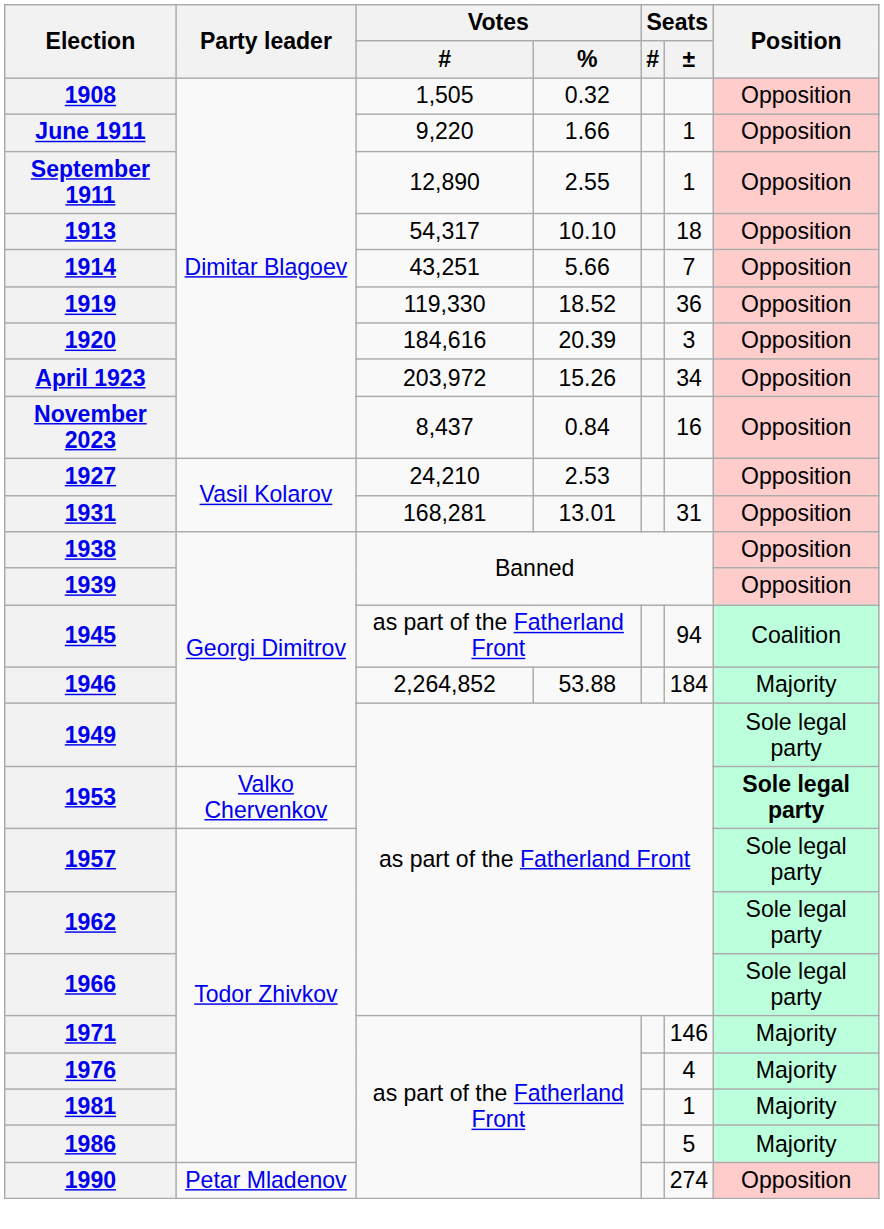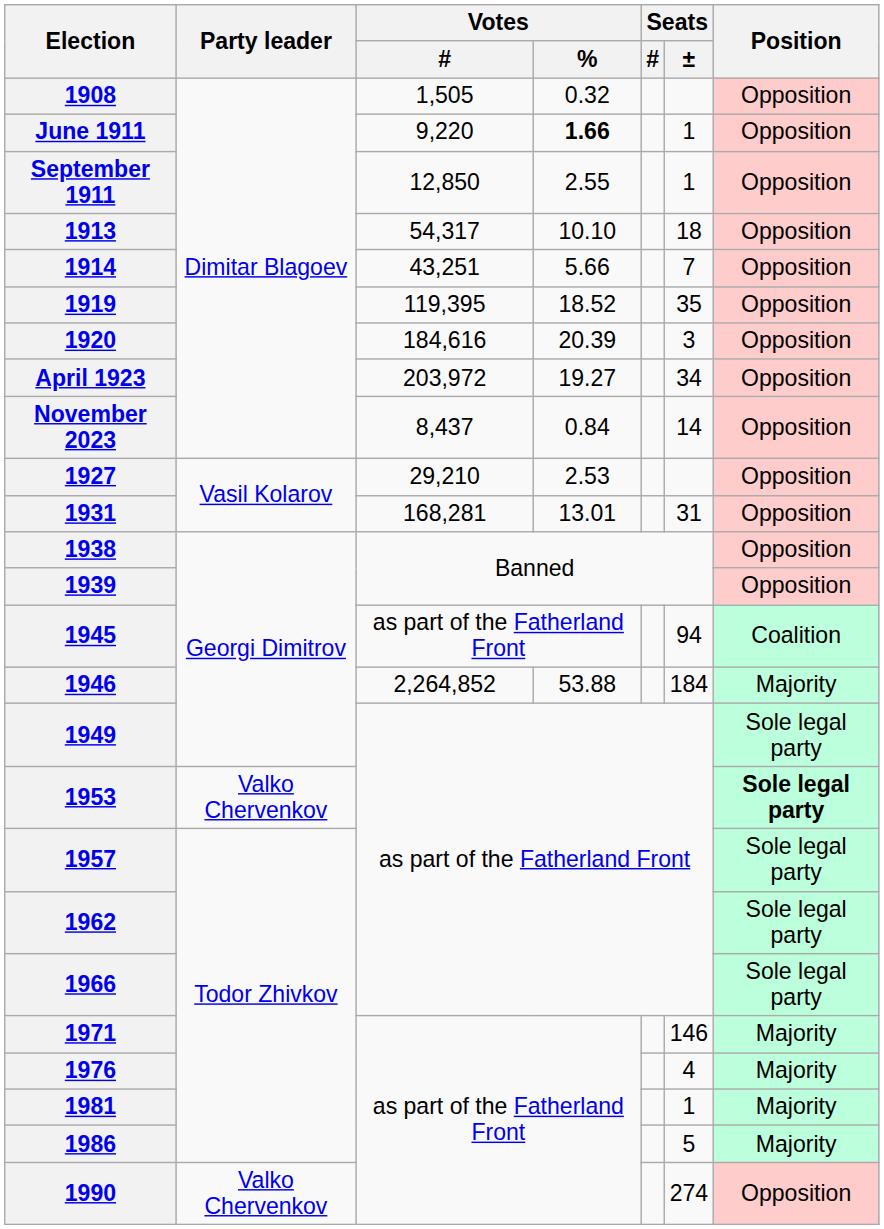(587, 132) normal -> (587, 132) bold
(445, 181) 12,890 -> (445, 181) 12,850
(445, 304) 119,330 -> (445, 304) 119,395
(689, 304) 36 -> (689, 304) 35
(587, 377) 15.26 -> (587, 377) 19.27
(689, 427) 16 -> (689, 427) 14
(445, 476) 24,210 -> (445, 476) 29,210
(266, 1180) Petar Mladenov -> (266, 1193) Valko Chervenkov
